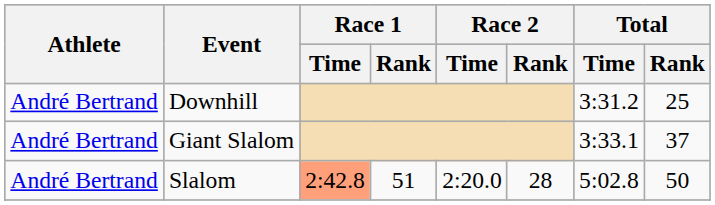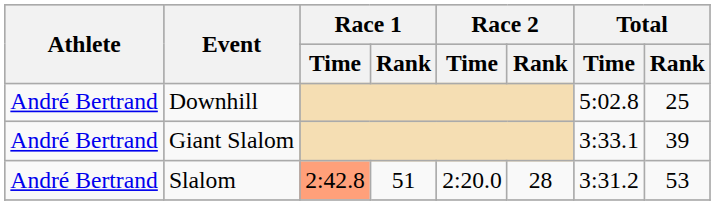(609, 102) 3:31.2 -> (609, 102) 5:02.8
(677, 141) 37 -> (677, 141) 39
(609, 180) 5:02.8 -> (609, 180) 3:31.2
(677, 180) 50 -> (677, 180) 53
